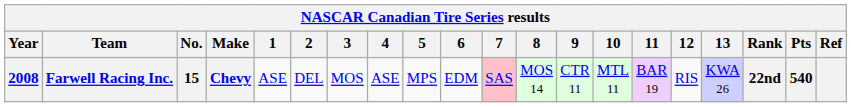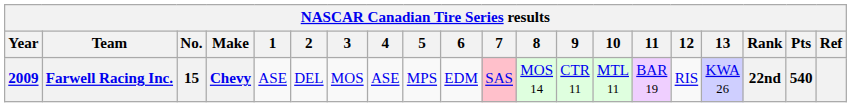(23, 79) 2008 -> (23, 79) 2009
